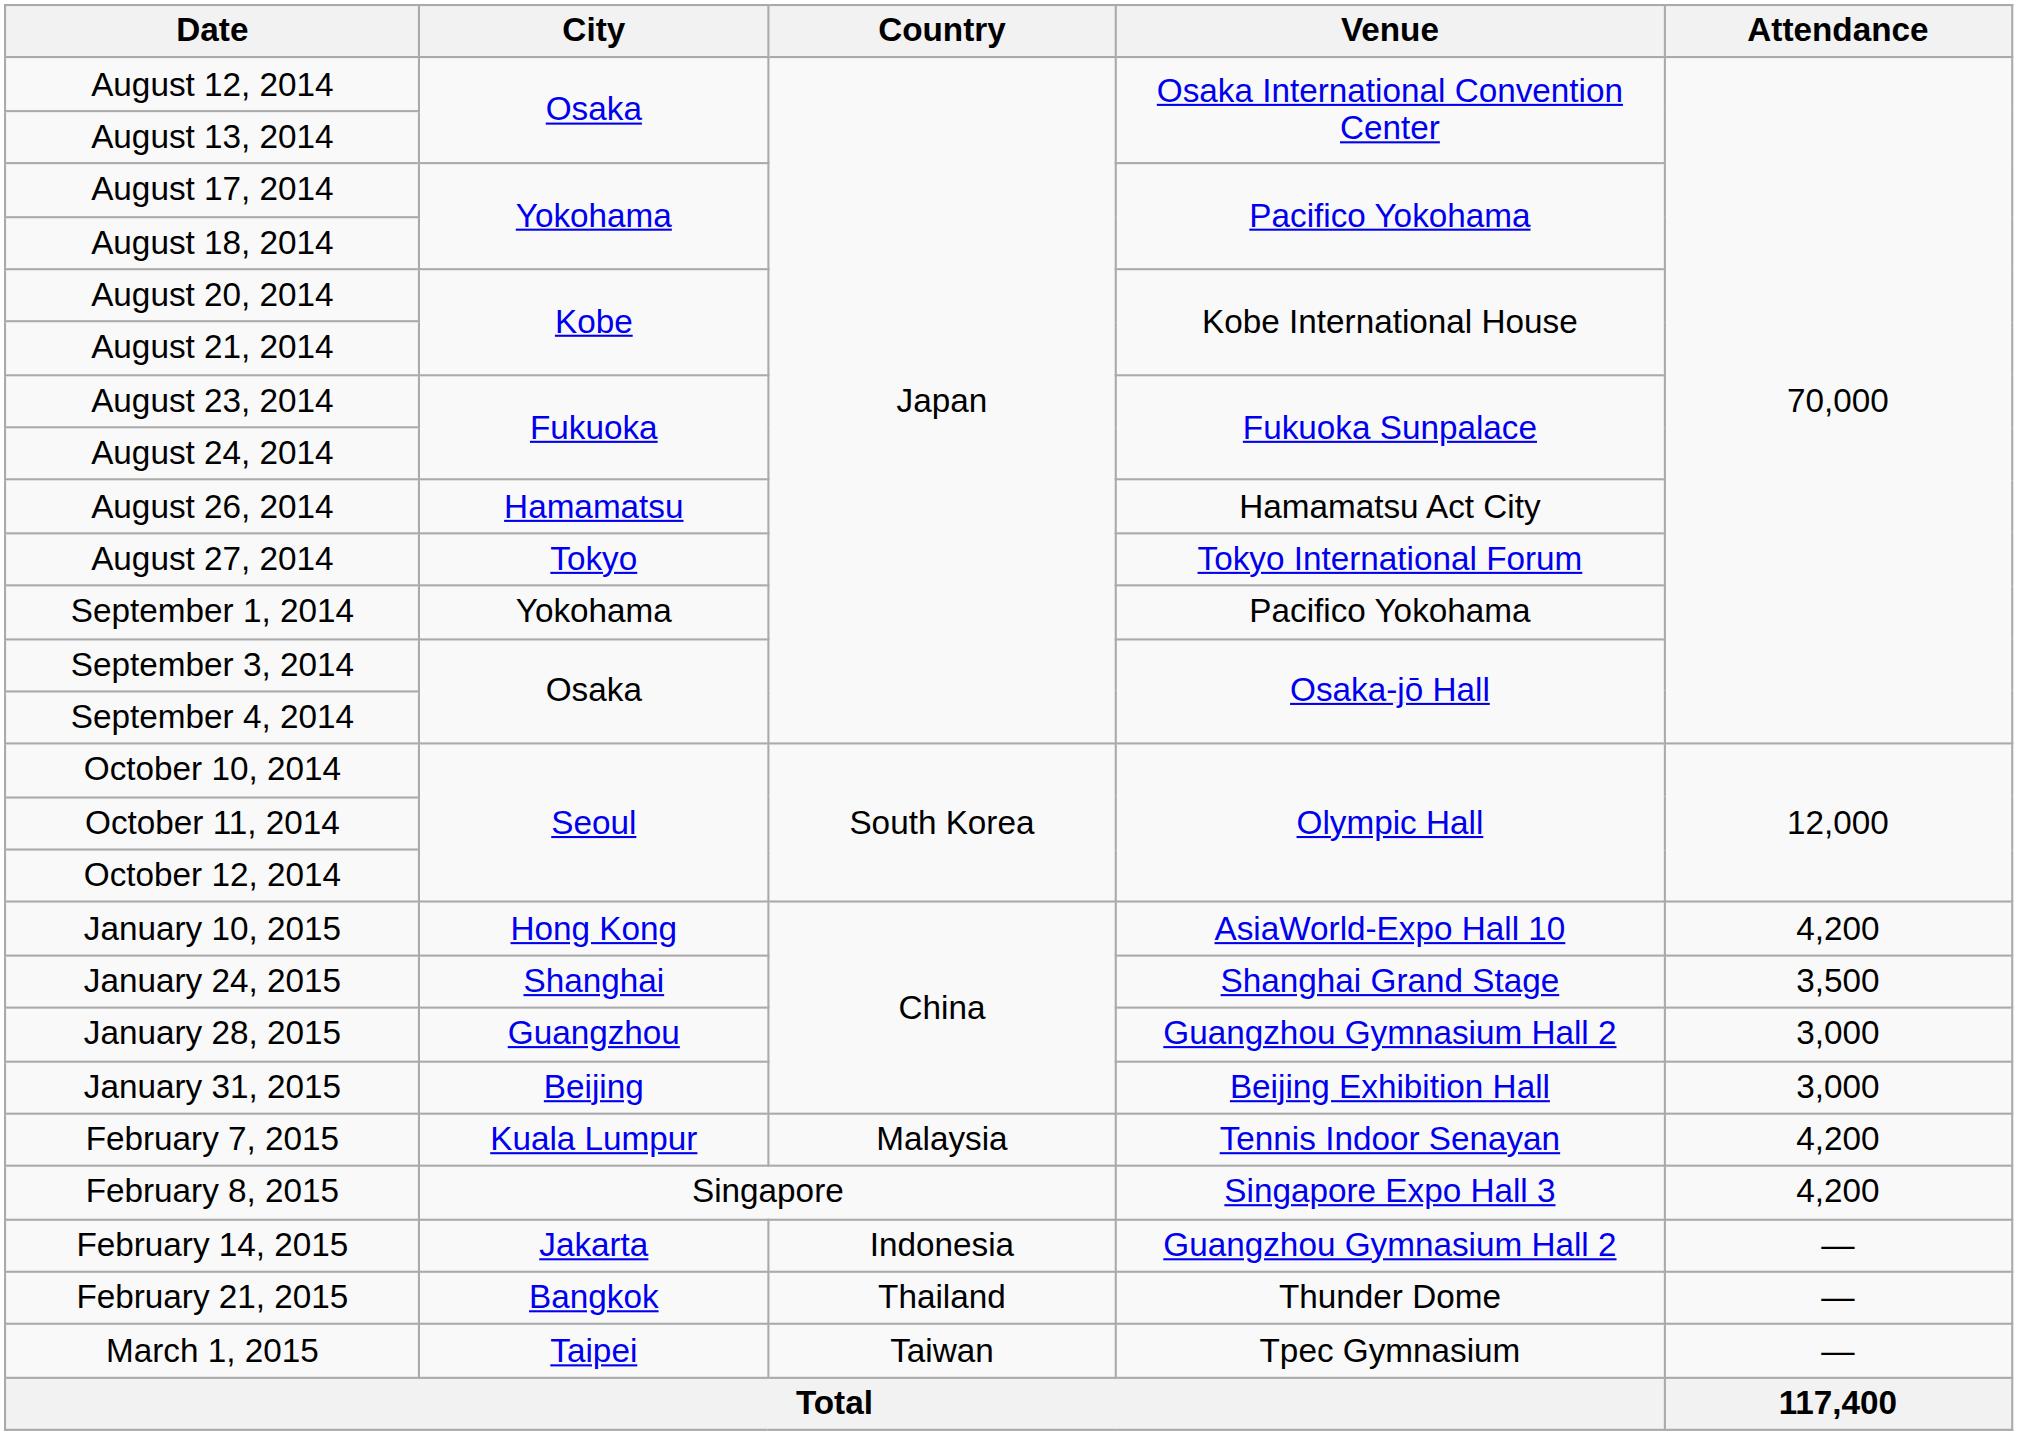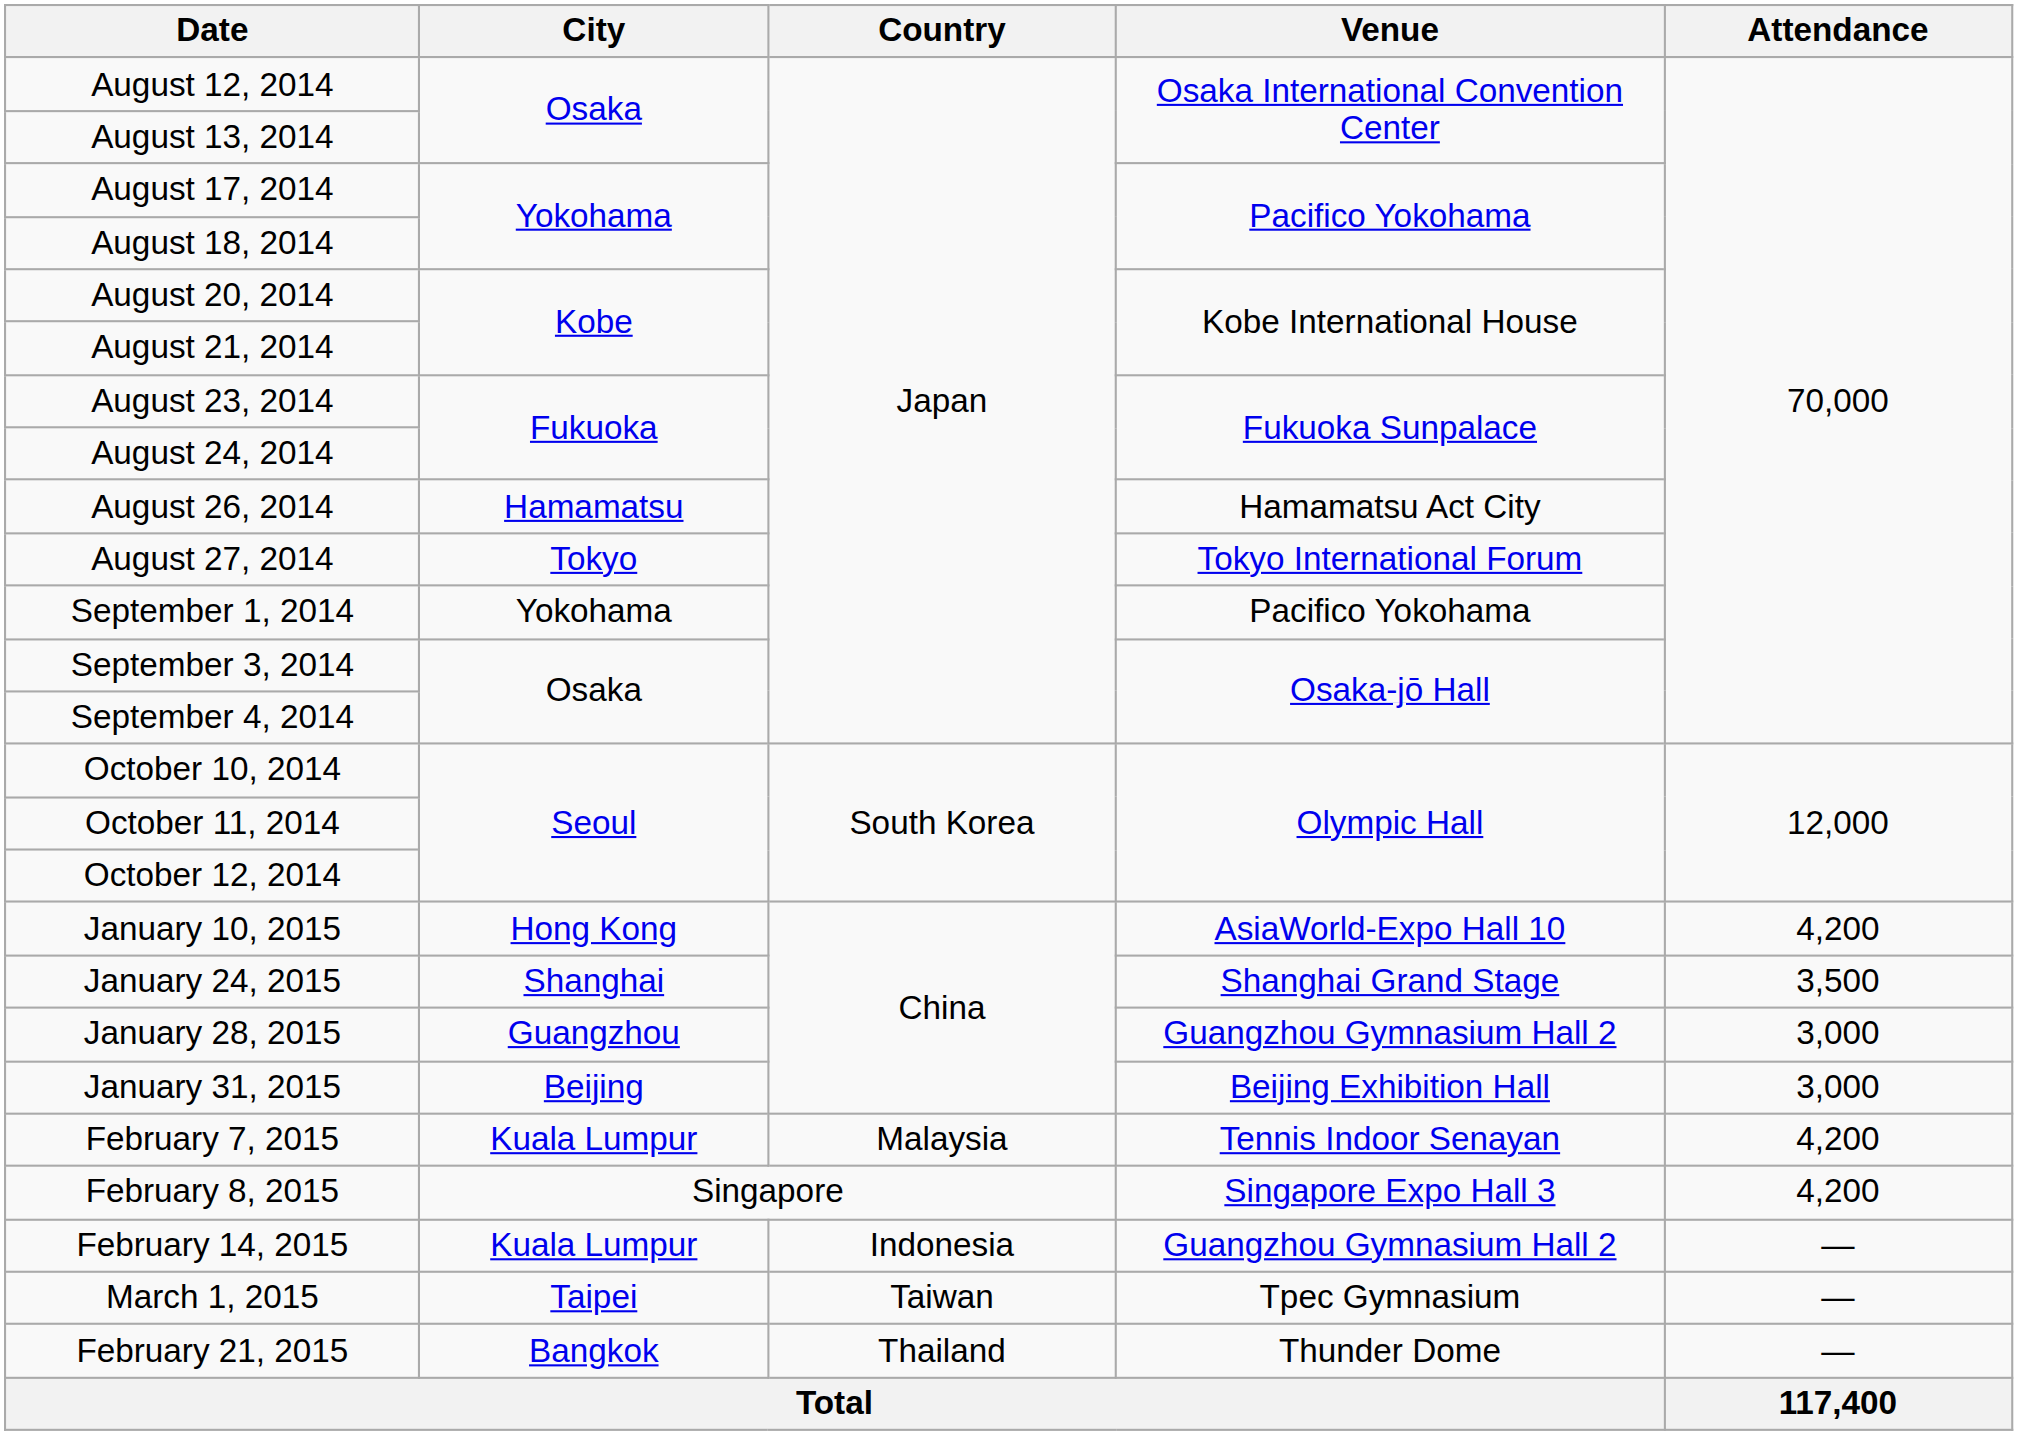(594, 1244) Jakarta -> (594, 1244) Kuala Lumpur
rows swapped: (212, 1297) <-> (212, 1350)
